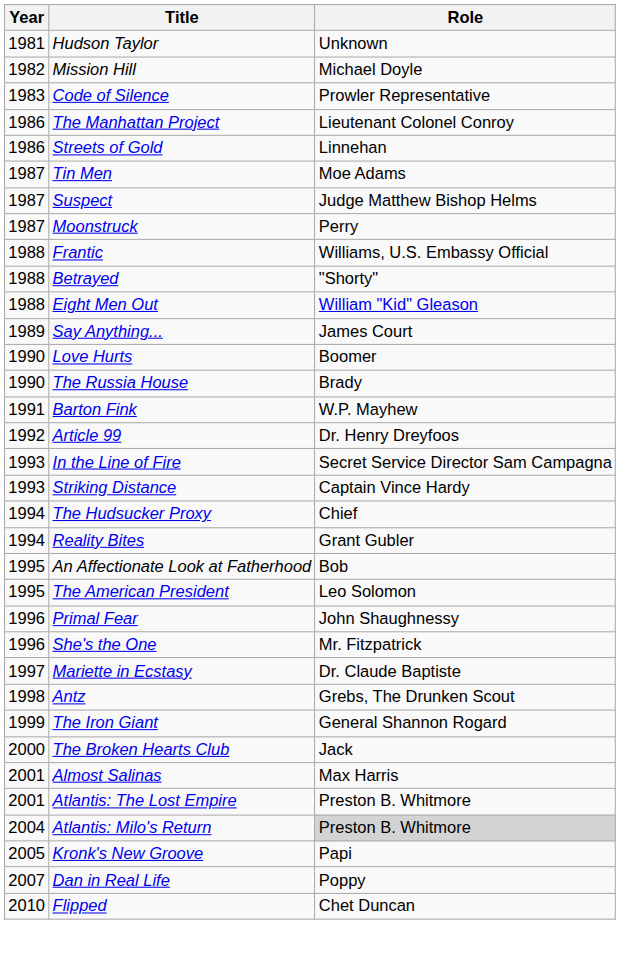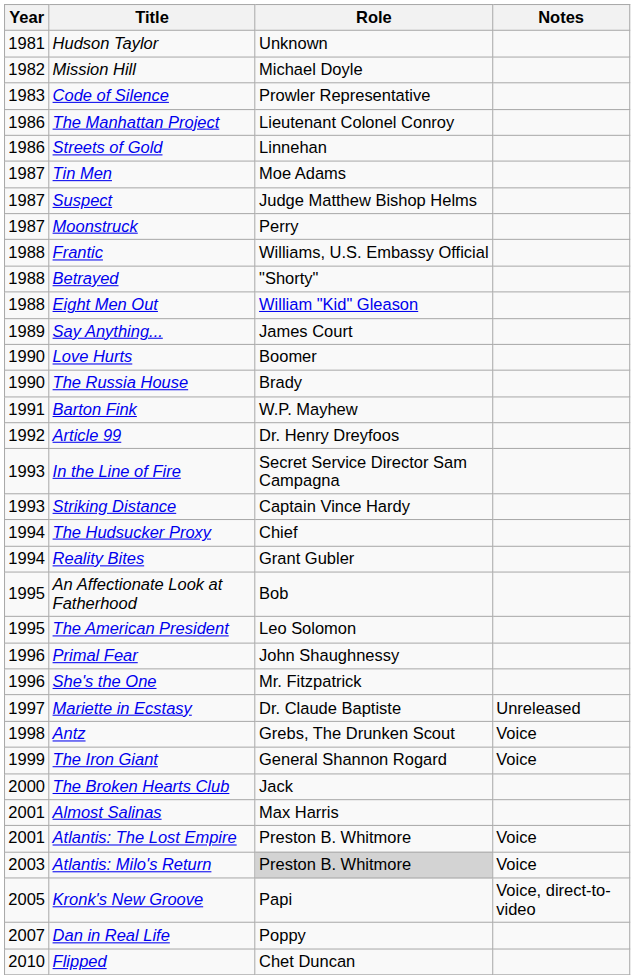+ column: (561, 17)
(27, 827) 2004 -> (27, 864) 2003
